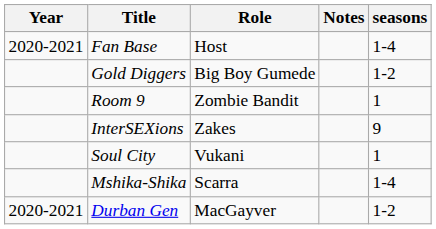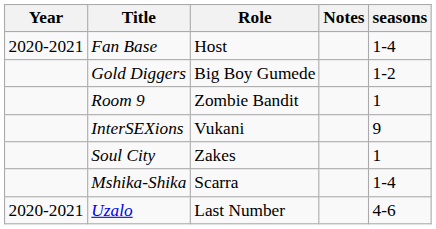(215, 127) Zakes -> (219, 127) Vukani
(219, 155) Vukani -> (215, 155) Zakes
+ row: (112, 210)
- row: (135, 210)
